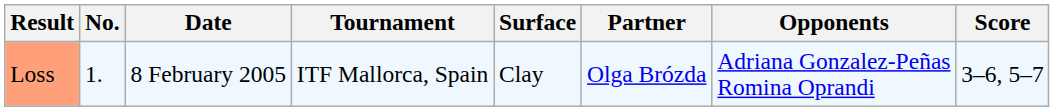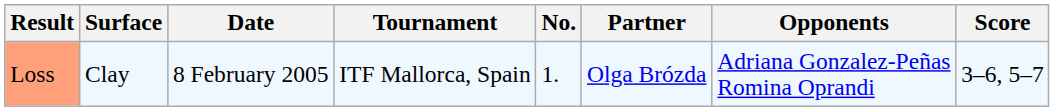columns swapped: (102, 23) <-> (538, 23)
